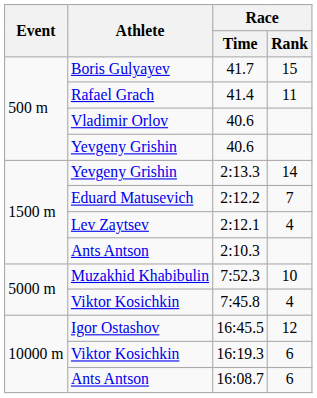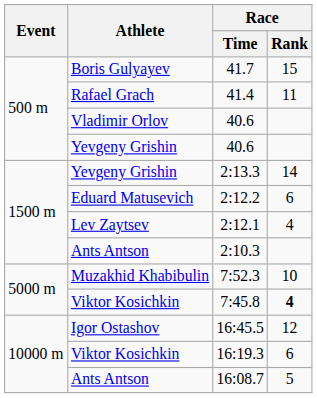(290, 199) 7 -> (290, 199) 6
(290, 302) normal -> (290, 302) bold
(290, 380) 6 -> (290, 380) 5
